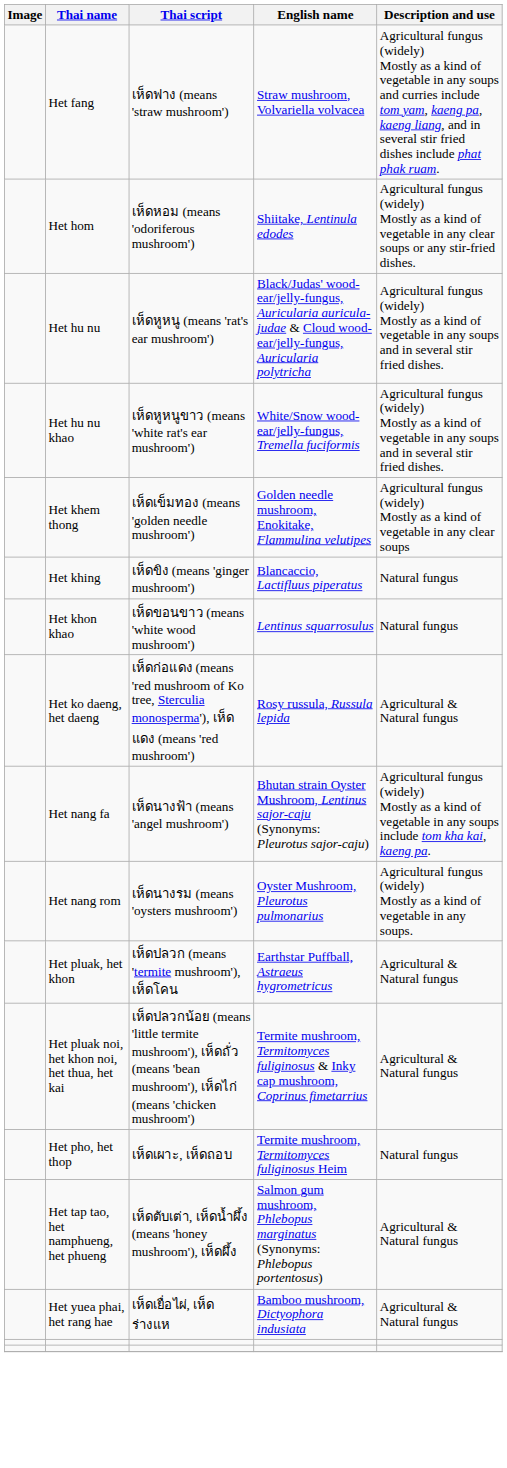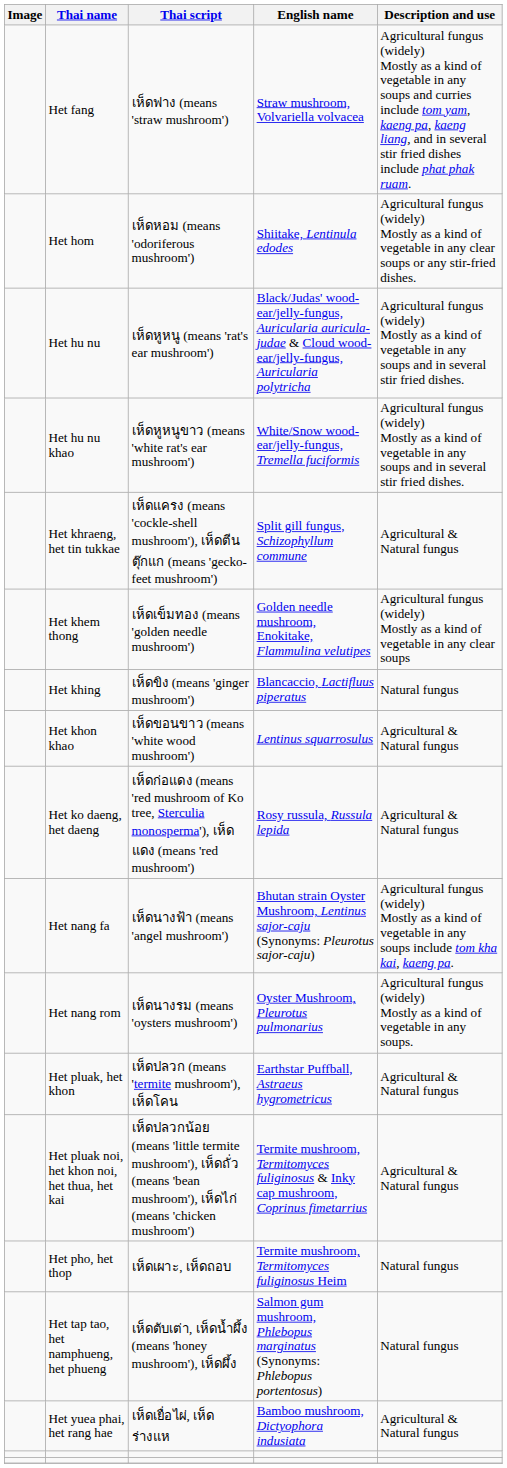+ row: (84, 540)
(419, 626) Natural fungus -> (419, 738) Agricultural & Natural fungus
(419, 1234) Agricultural & Natural fungus -> (419, 1346) Natural fungus
